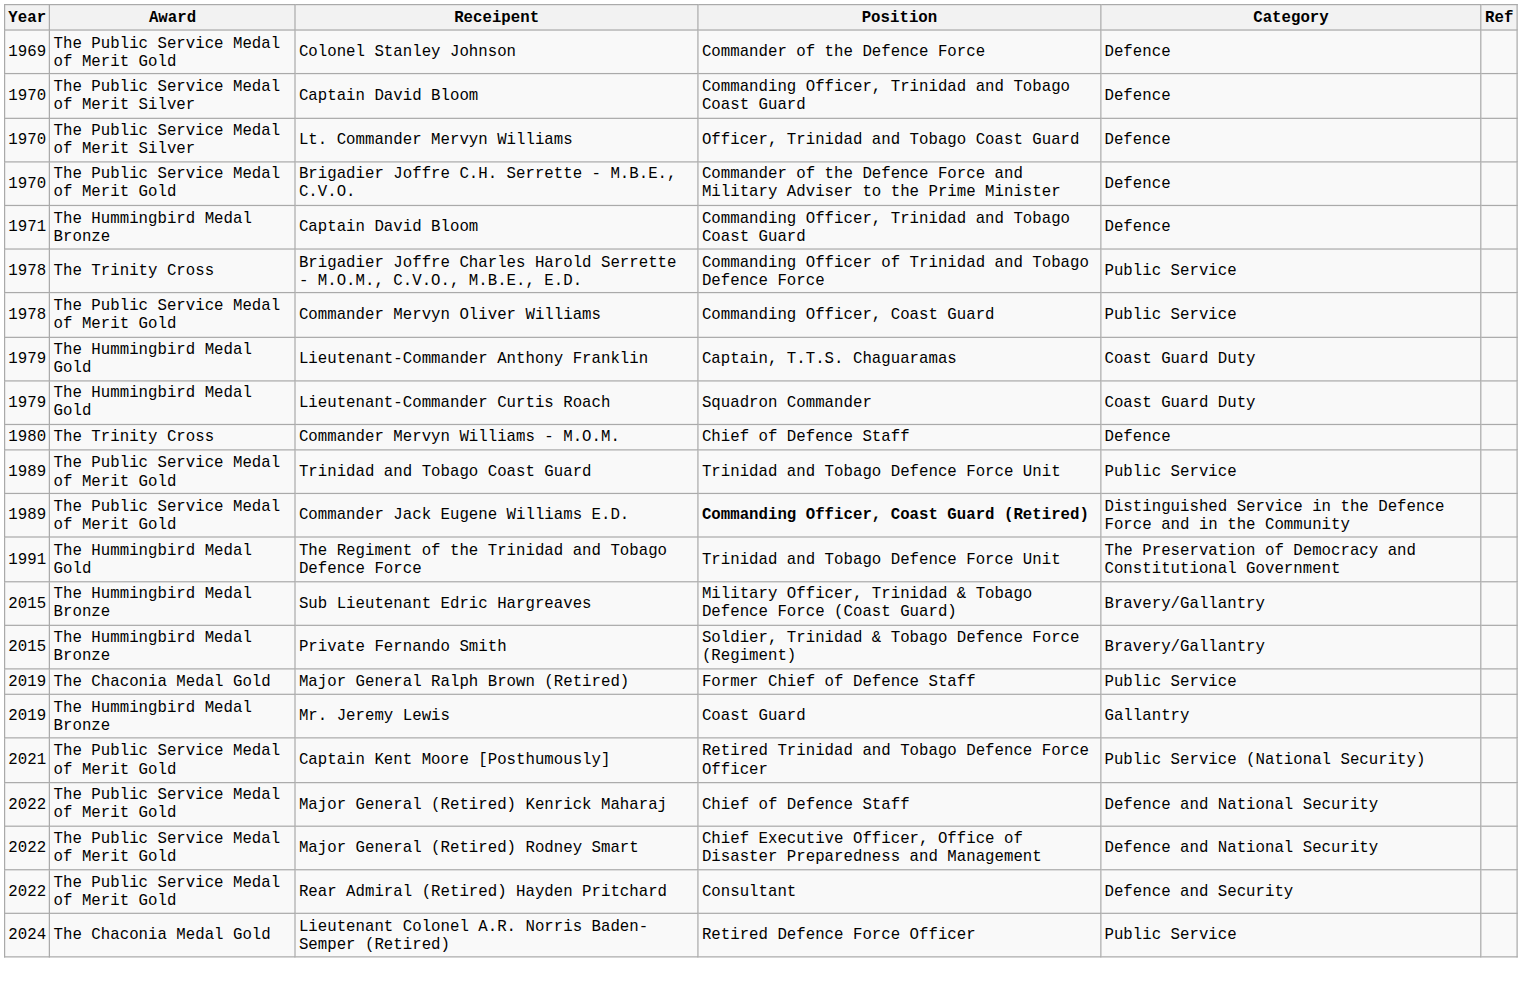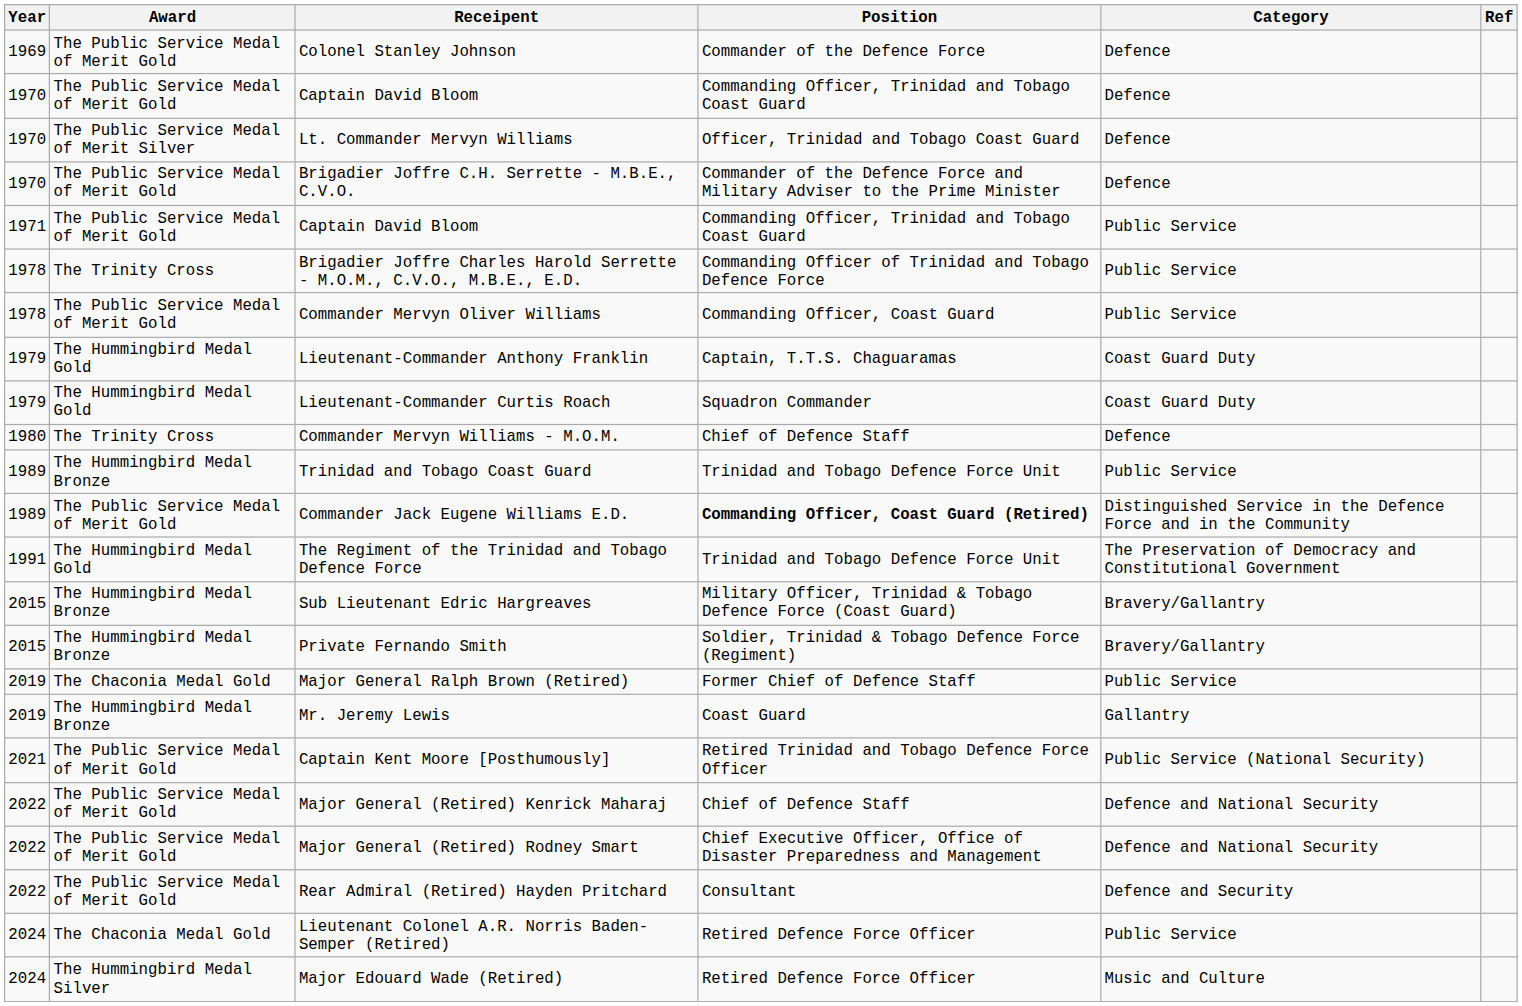(167, 96) The Public Service Medal of Merit Silver -> (167, 96) The Public Service Medal of Merit Gold
(153, 227) The Hummingbird Medal Bronze -> (167, 227) The Public Service Medal of Merit Gold
(1138, 227) Defence -> (1171, 227) Public Service
(167, 472) The Public Service Medal of Merit Gold -> (153, 472) The Hummingbird Medal Bronze
+ row: (27, 979)
